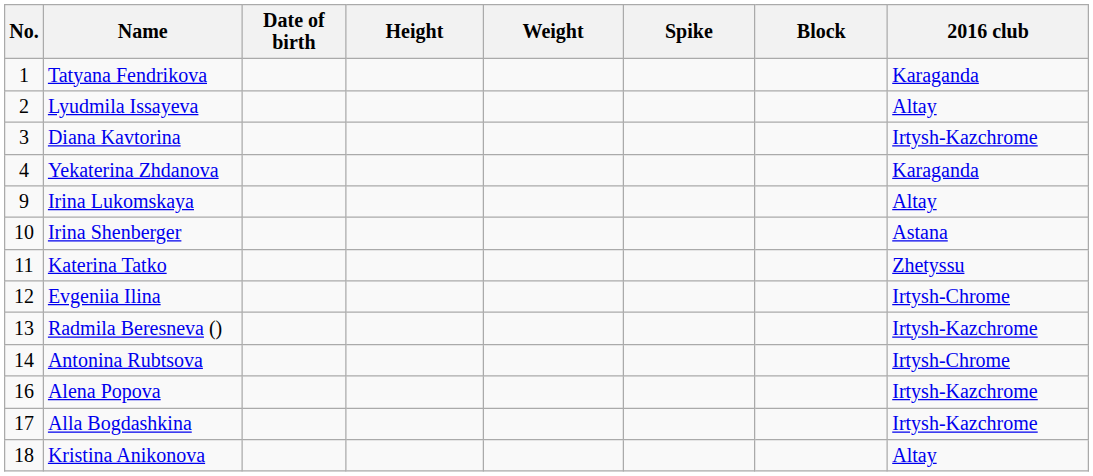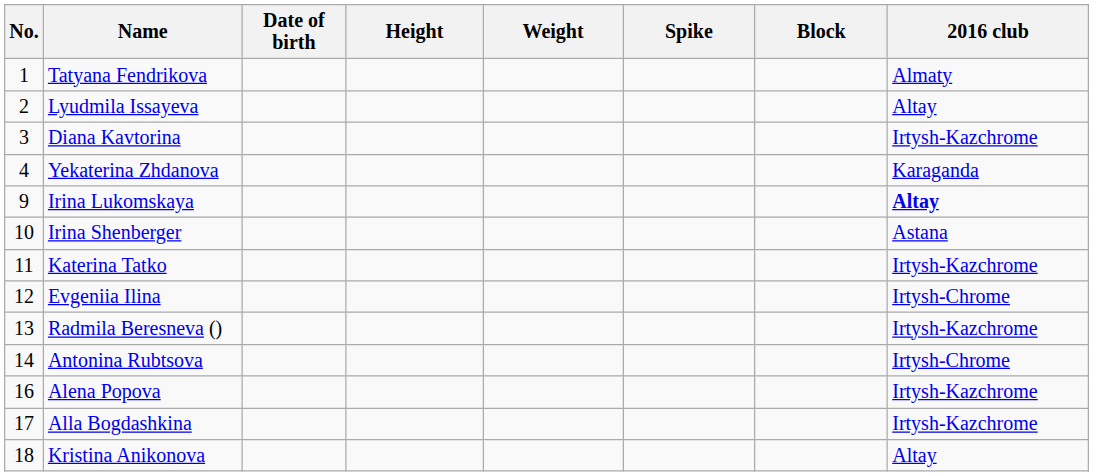(936, 74) Karaganda -> (922, 74) Almaty
(914, 201) normal -> (916, 201) bold
(928, 264) Zhetyssu -> (965, 264) Irtysh-Kazchrome
